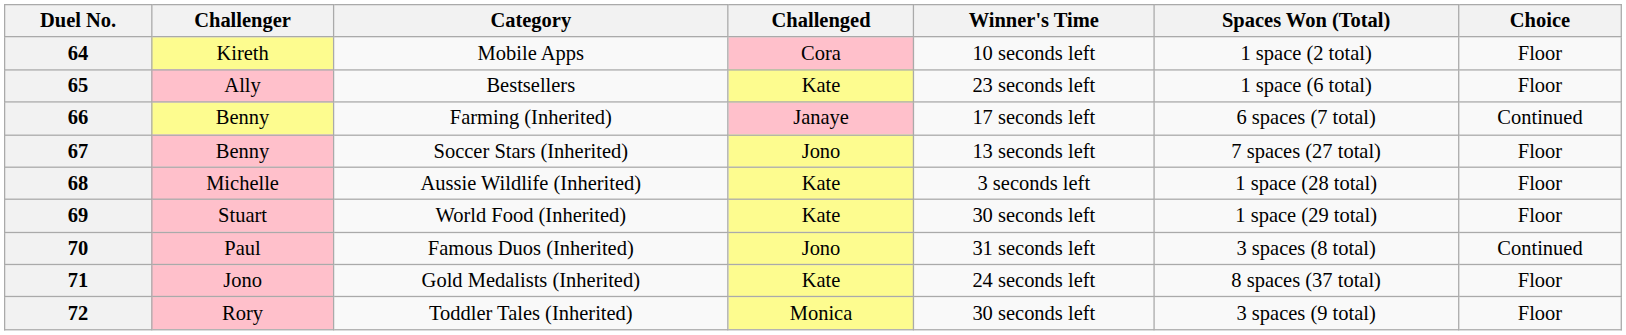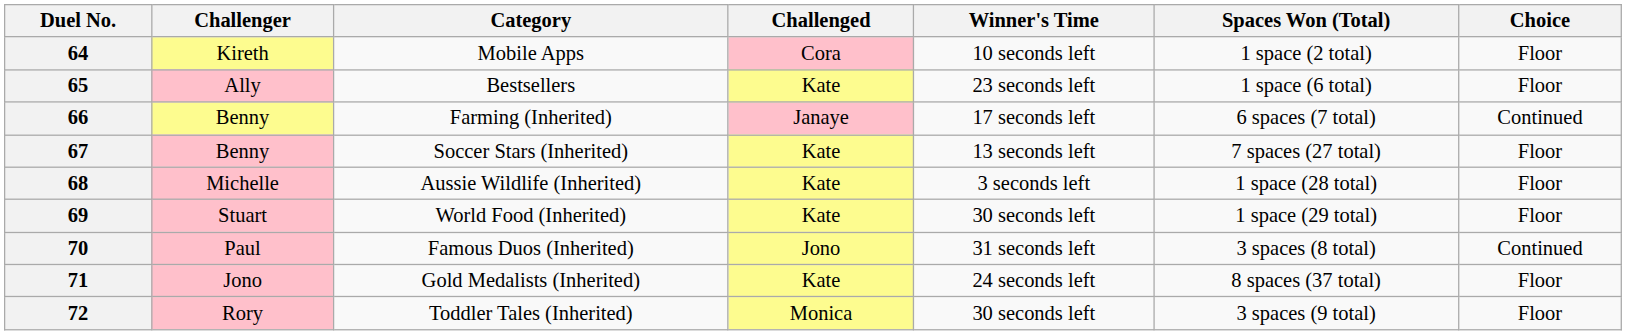(821, 150) Jono -> (821, 150) Kate
